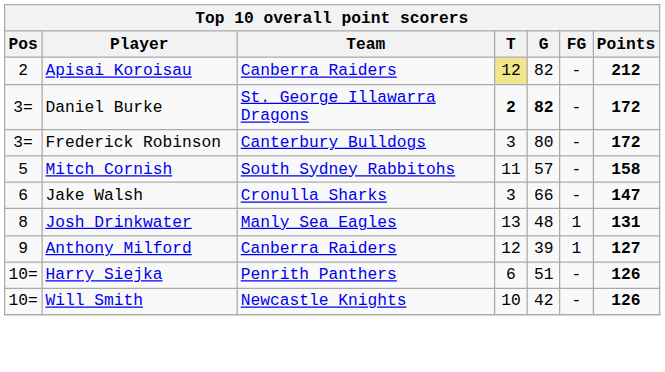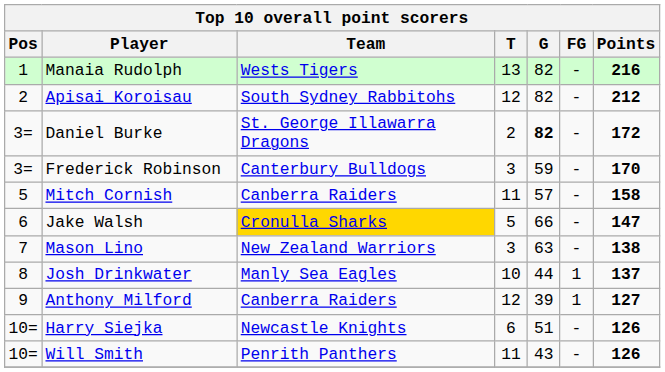+ row: (114, 71)
(319, 71) Canberra Raiders -> (348, 97) South Sydney Rabbitohs
(511, 71) khaki background -> (511, 97) no background
(511, 107) bold -> (511, 133) normal
(544, 143) 80 -> (544, 169) 59
(626, 143) 172 -> (626, 169) 170
(348, 169) South Sydney Rabbitohs -> (319, 196) Canberra Raiders
(314, 196) no background -> (314, 222) gold background
(511, 196) 3 -> (511, 222) 5
+ row: (94, 248)
(511, 222) 13 -> (511, 275) 10
(544, 222) 48 -> (544, 275) 44
(626, 222) 131 -> (626, 275) 137
(319, 275) Penrith Panthers -> (324, 328) Newcastle Knights
(324, 301) Newcastle Knights -> (319, 354) Penrith Panthers
(511, 301) 10 -> (511, 354) 11
(544, 301) 42 -> (544, 354) 43
